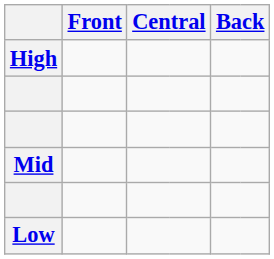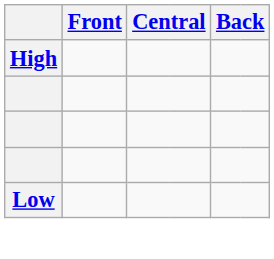- row: (34, 164)
